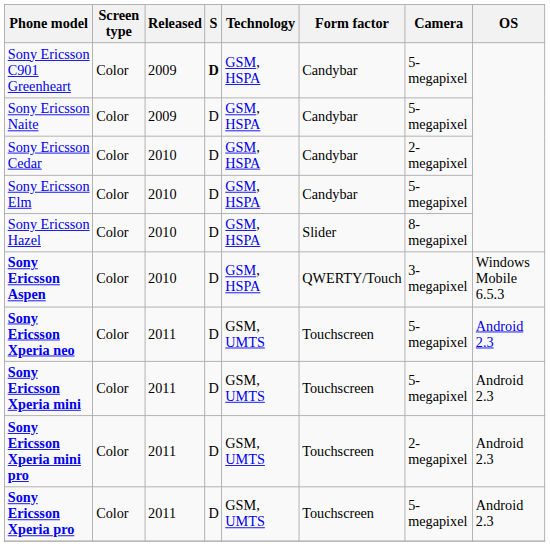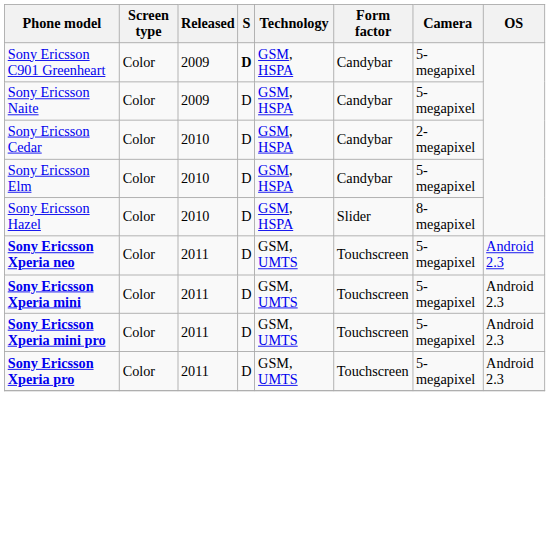- row: (34, 279)
(438, 451) 2-megapixel -> (446, 332) 5-megapixel
